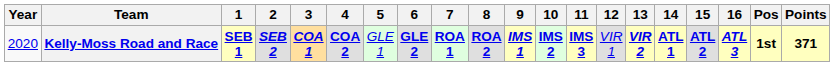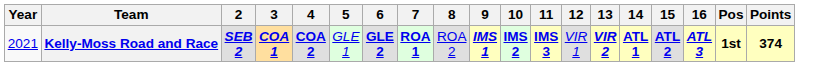- column: (239, 15)
(23, 44) 2020 -> (23, 44) 2021
(486, 44) bold -> (452, 44) normal
(806, 44) 371 -> (771, 44) 374
